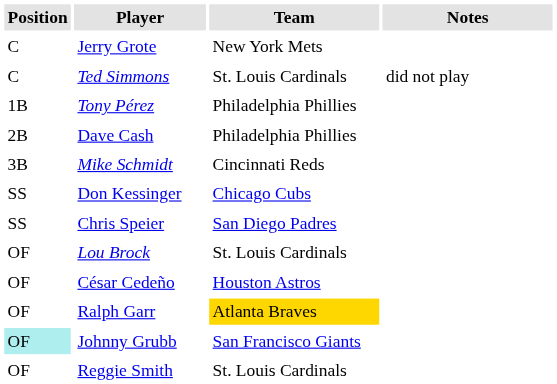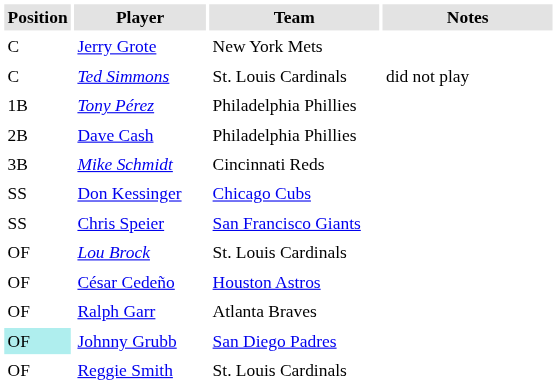(275, 223) San Diego Padres -> (287, 223) San Francisco Giants
(265, 311) gold background -> (265, 311) no background
(287, 341) San Francisco Giants -> (275, 341) San Diego Padres
